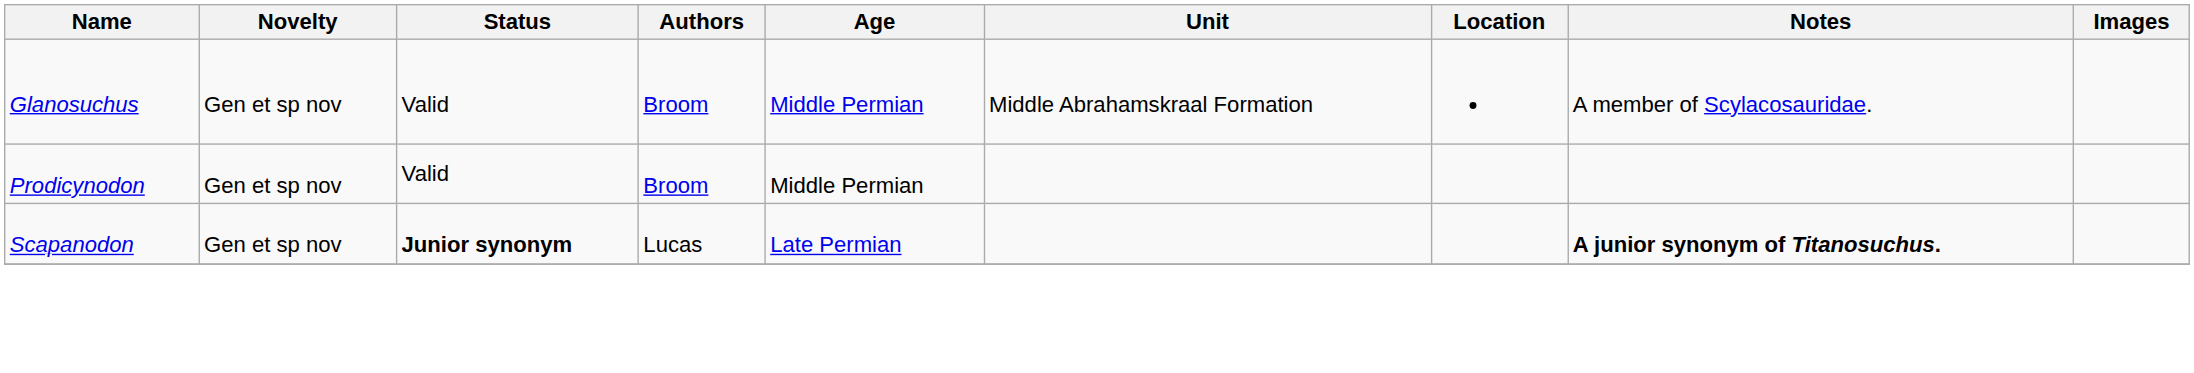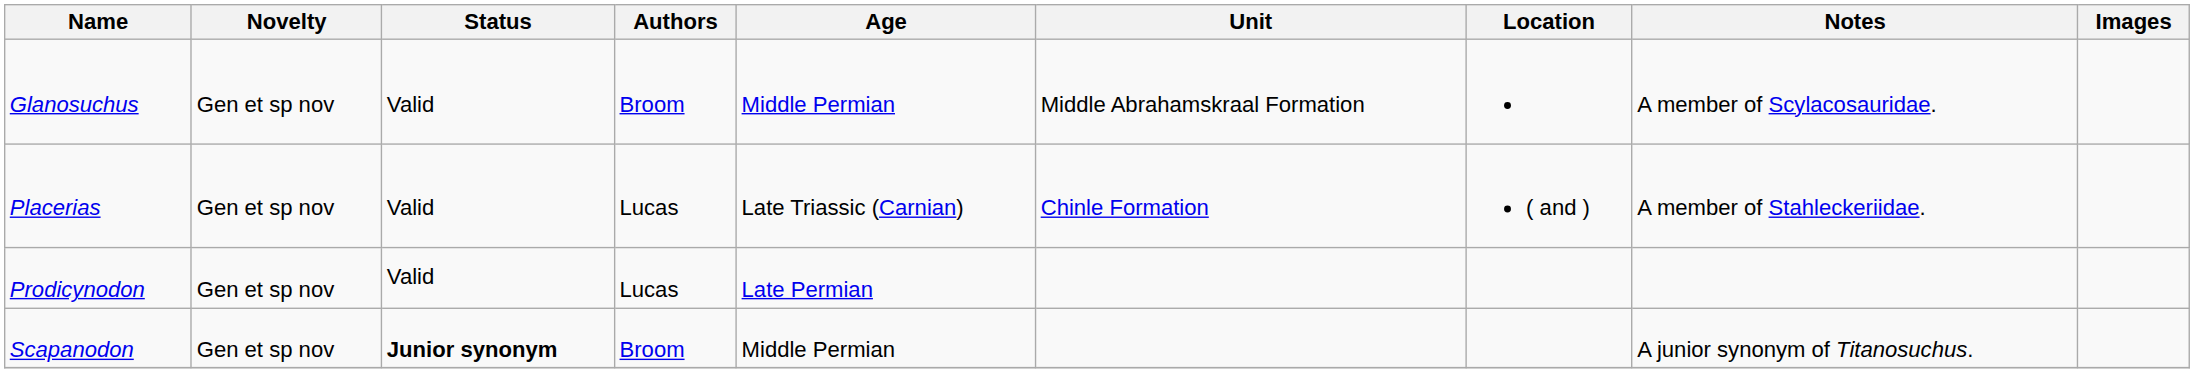+ row: (55, 207)
(676, 185) Broom -> (649, 289) Lucas
(847, 185) Middle Permian -> (807, 289) Late Permian
(673, 245) Lucas -> (652, 349) Broom
(836, 245) Late Permian -> (818, 349) Middle Permian
(1757, 245) bold -> (1805, 349) normal
